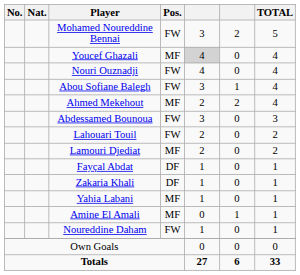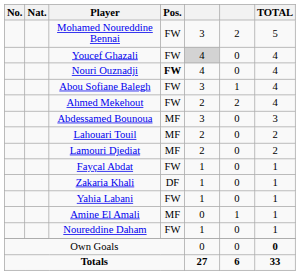(172, 54) MF -> (172, 54) FW
(172, 70) normal -> (172, 70) bold
(172, 102) MF -> (172, 102) FW
(172, 118) FW -> (172, 118) MF
(172, 134) FW -> (172, 134) MF
(172, 166) DF -> (172, 166) FW
(172, 198) MF -> (172, 198) FW
(275, 246) normal -> (275, 246) bold
